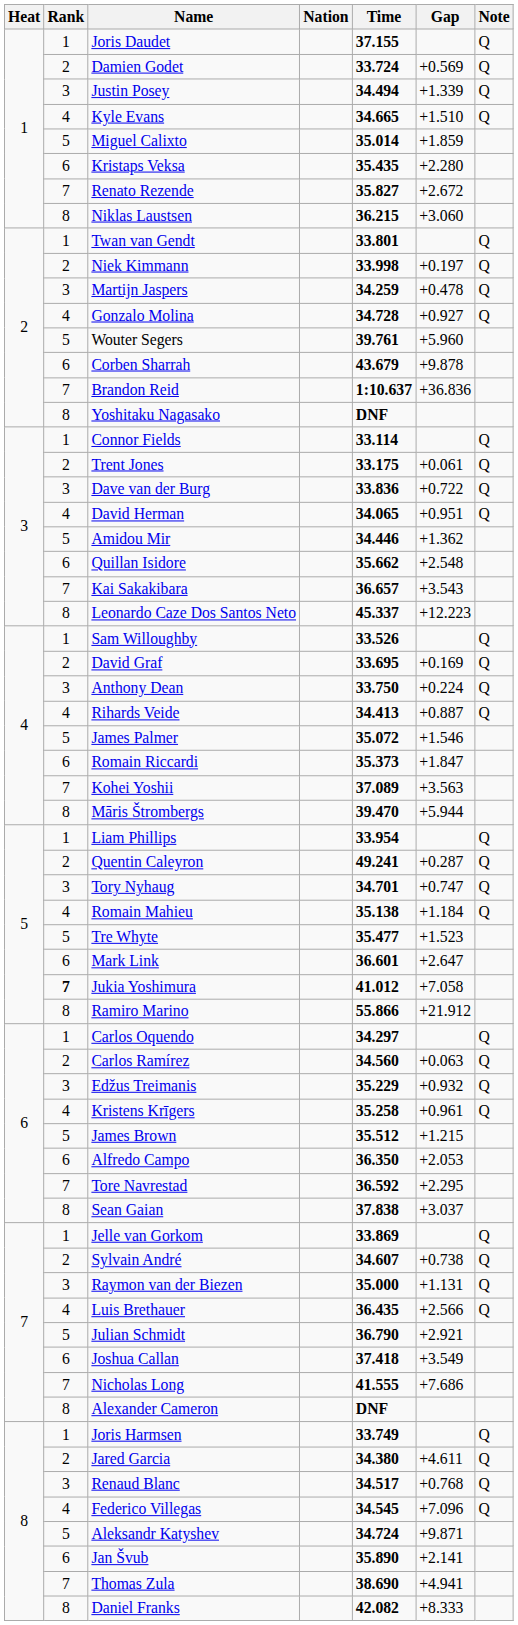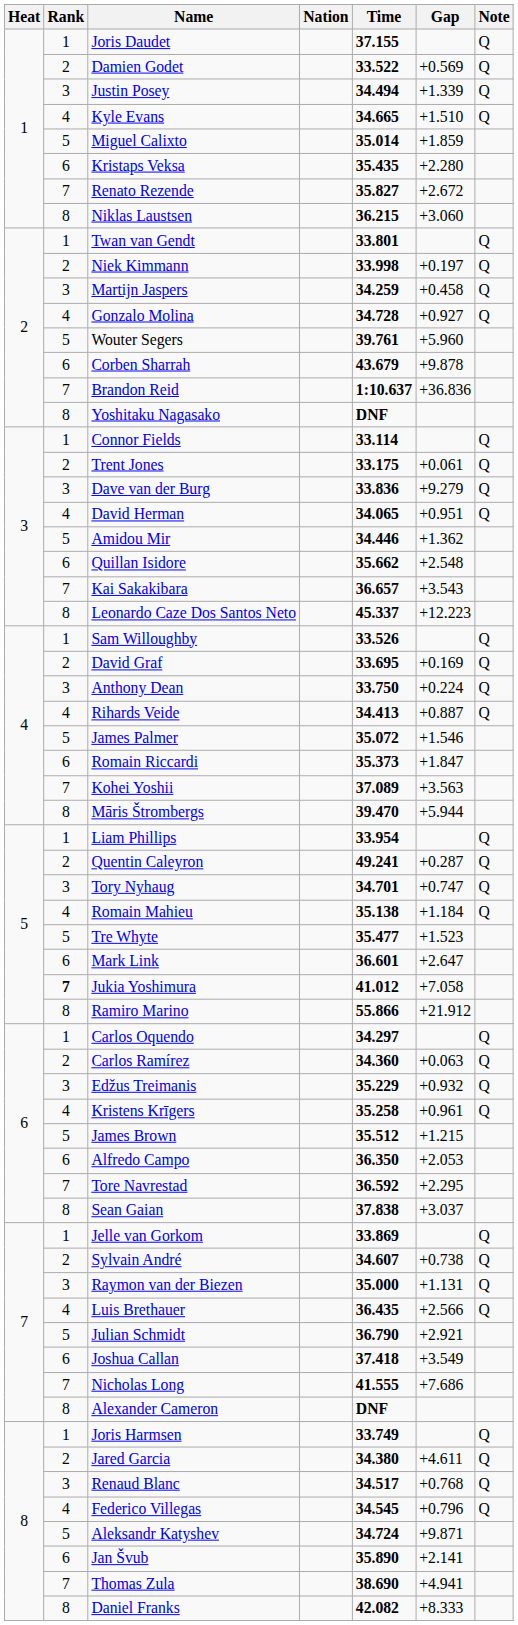(377, 66) 33.724 -> (377, 66) 33.522
(441, 290) +0.478 -> (441, 290) +0.458
(441, 489) +0.722 -> (441, 489) +9.279
(377, 1061) 34.560 -> (377, 1061) 34.360
(441, 1508) +7.096 -> (441, 1508) +0.796
